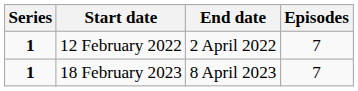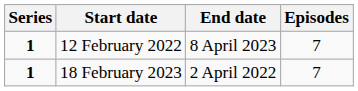(233, 45) 2 April 2022 -> (233, 45) 8 April 2023
(233, 72) 8 April 2023 -> (233, 72) 2 April 2022
